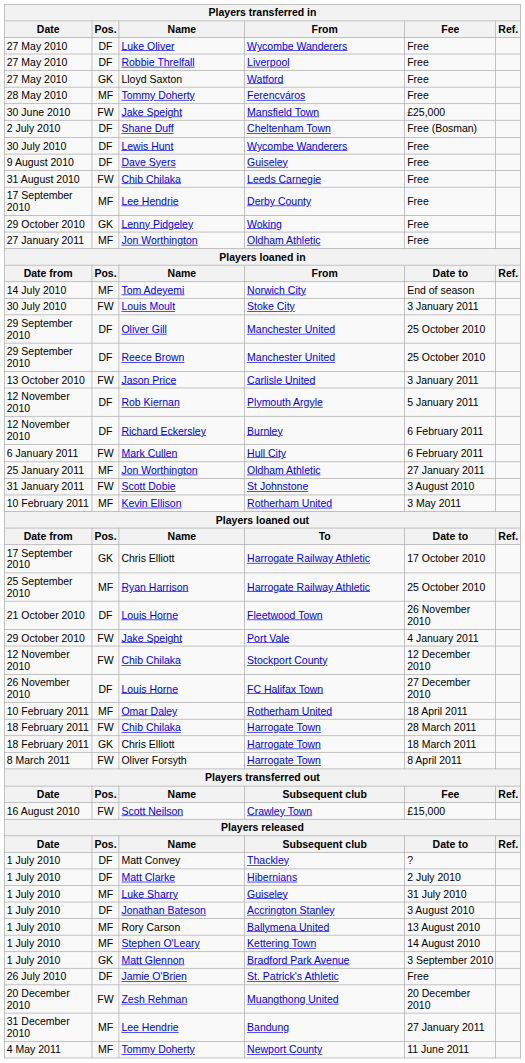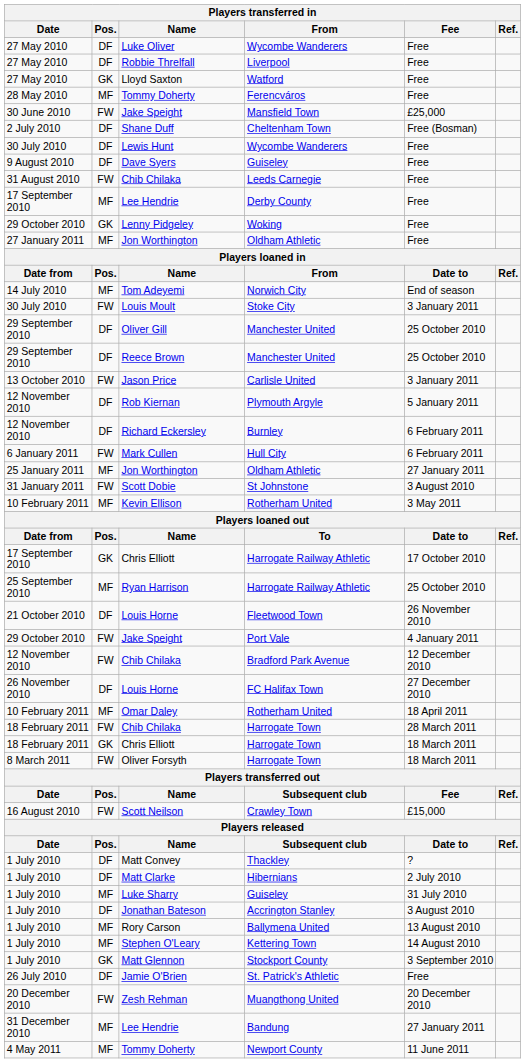(287, 660) Stockport County -> (298, 660) Bradford Park Avenue
(434, 761) 8 April 2011 -> (442, 761) 18 March 2011
(298, 960) Bradford Park Avenue -> (287, 960) Stockport County
